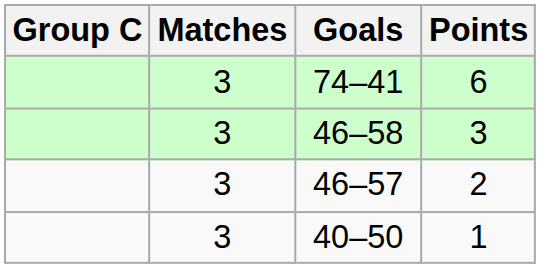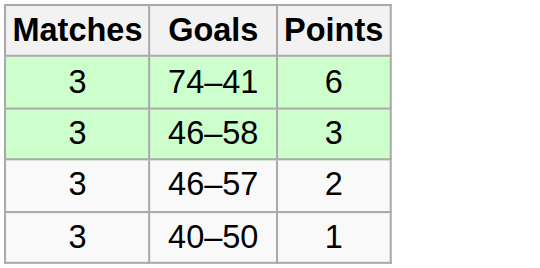- column: (77, 30)
